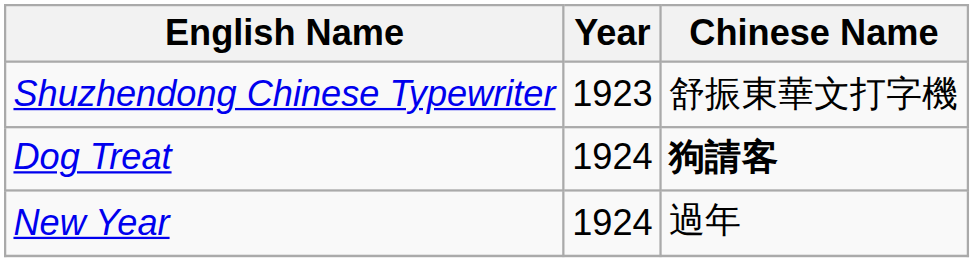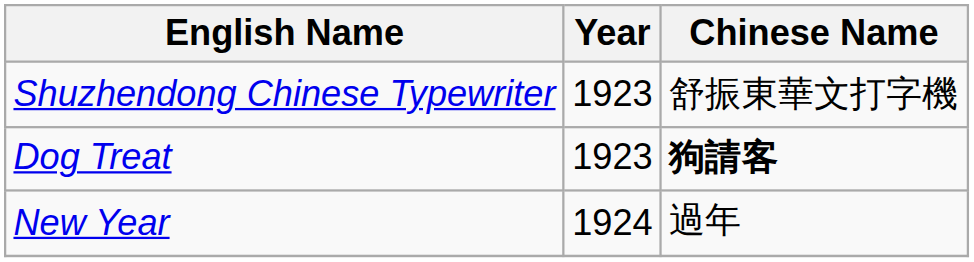(612, 158) 1924 -> (612, 158) 1923
